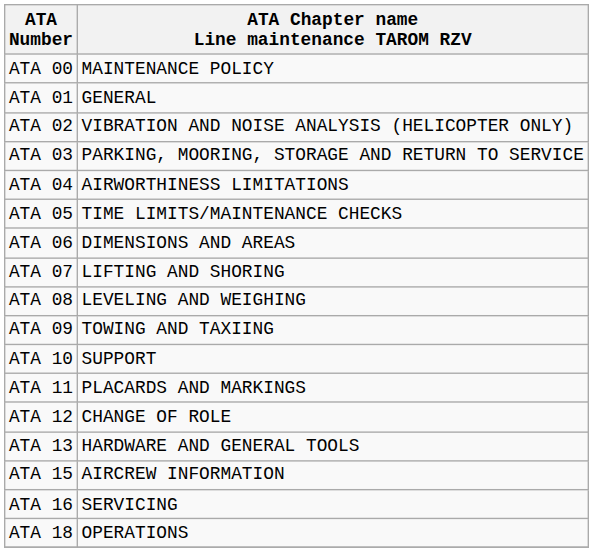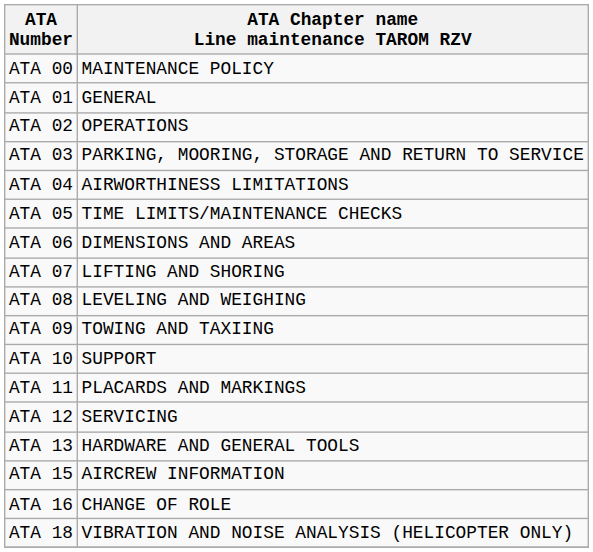(327, 127) VIBRATION AND NOISE ANALYSIS (HELICOPTER ONLY) -> (135, 127) OPERATIONS
(156, 417) CHANGE OF ROLE -> (130, 417) SERVICING
(130, 504) SERVICING -> (156, 504) CHANGE OF ROLE
(135, 533) OPERATIONS -> (327, 533) VIBRATION AND NOISE ANALYSIS (HELICOPTER ONLY)
